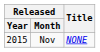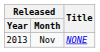(17, 40) 2015 -> (17, 40) 2013
